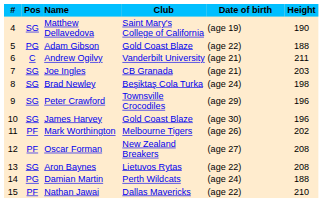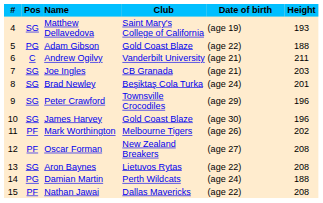(301, 28) 190 -> (301, 28) 193
(301, 83) 198 -> (301, 83) 201
(301, 192) 210 -> (301, 192) 208
